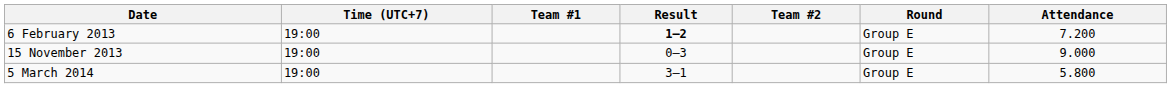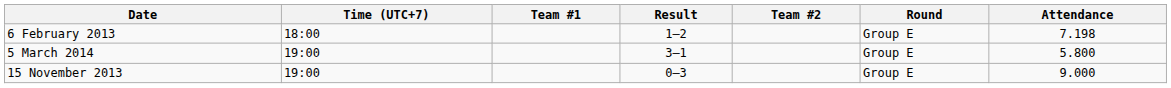(302, 34) 19:00 -> (302, 34) 18:00
(676, 34) bold -> (676, 34) normal
(1078, 34) 7.200 -> (1078, 34) 7.198
rows swapped: (65, 53) <-> (51, 73)
